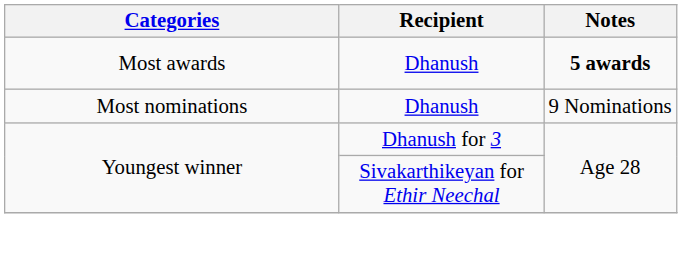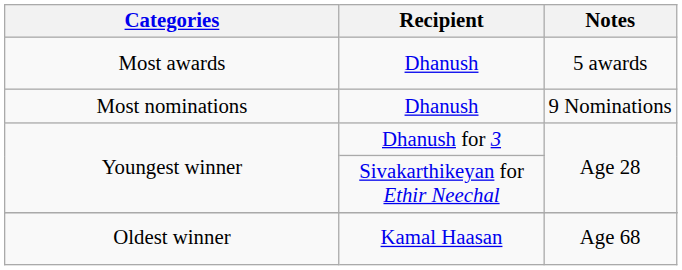(610, 63) bold -> (610, 63) normal
+ row: (172, 237)
